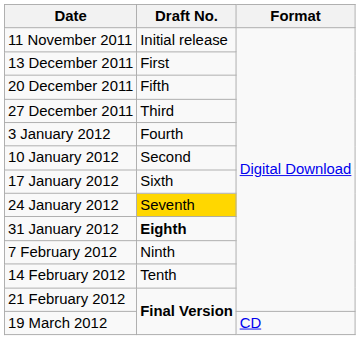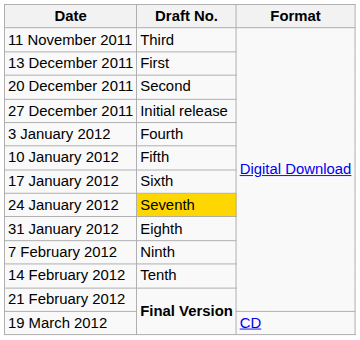(184, 39) Initial release -> (157, 39) Third
(155, 87) Fifth -> (165, 87) Second
(157, 110) Third -> (184, 110) Initial release
(165, 157) Second -> (155, 157) Fifth
(163, 228) bold -> (161, 228) normal
